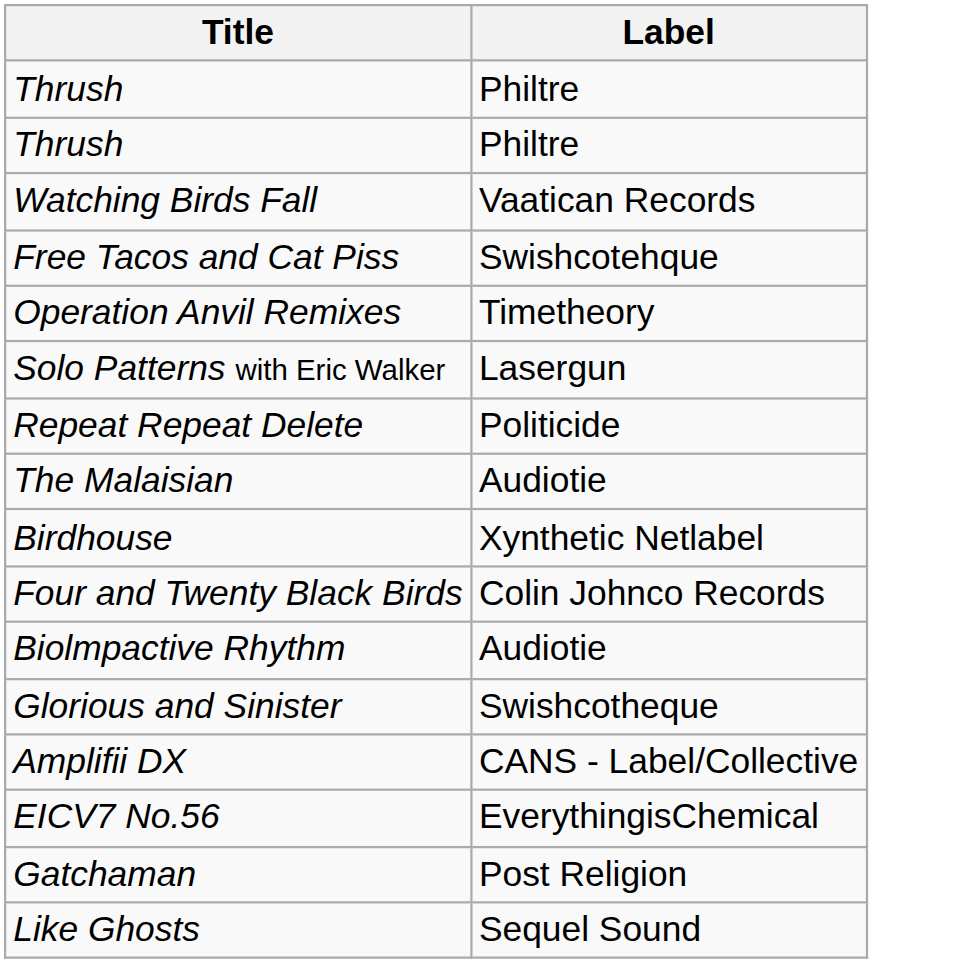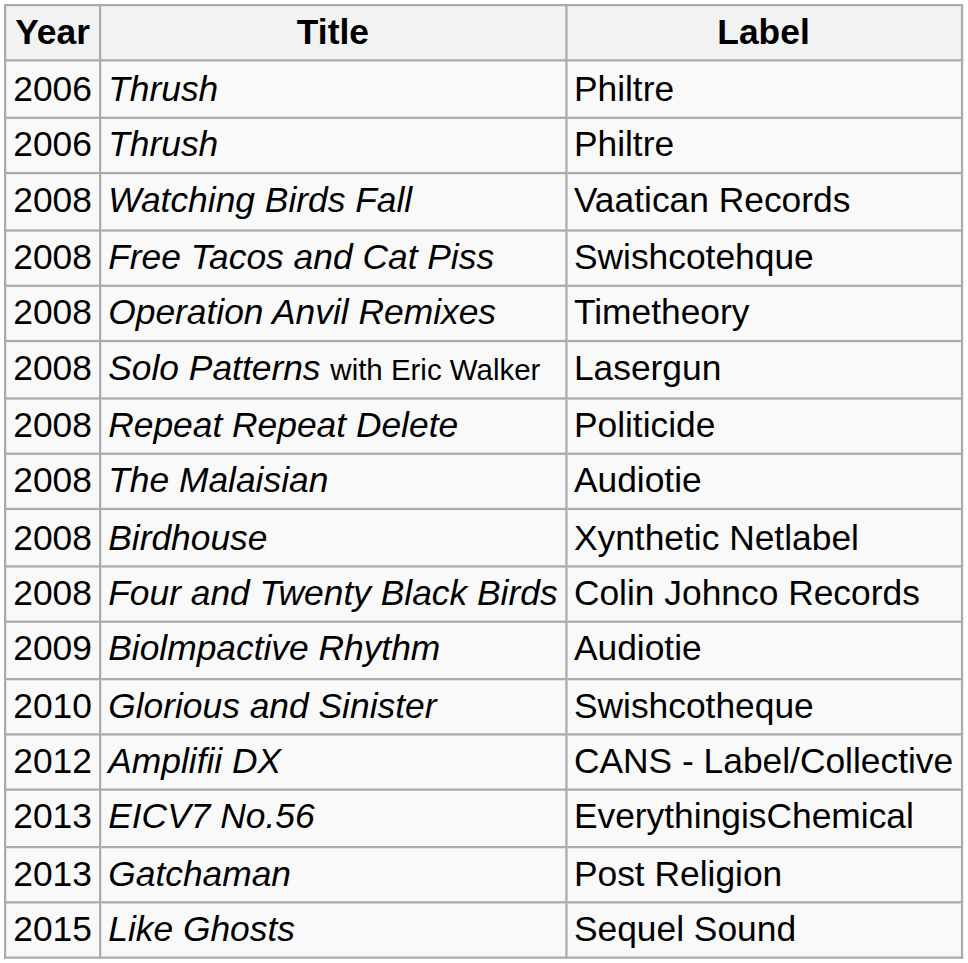+ column: (53, 32)
